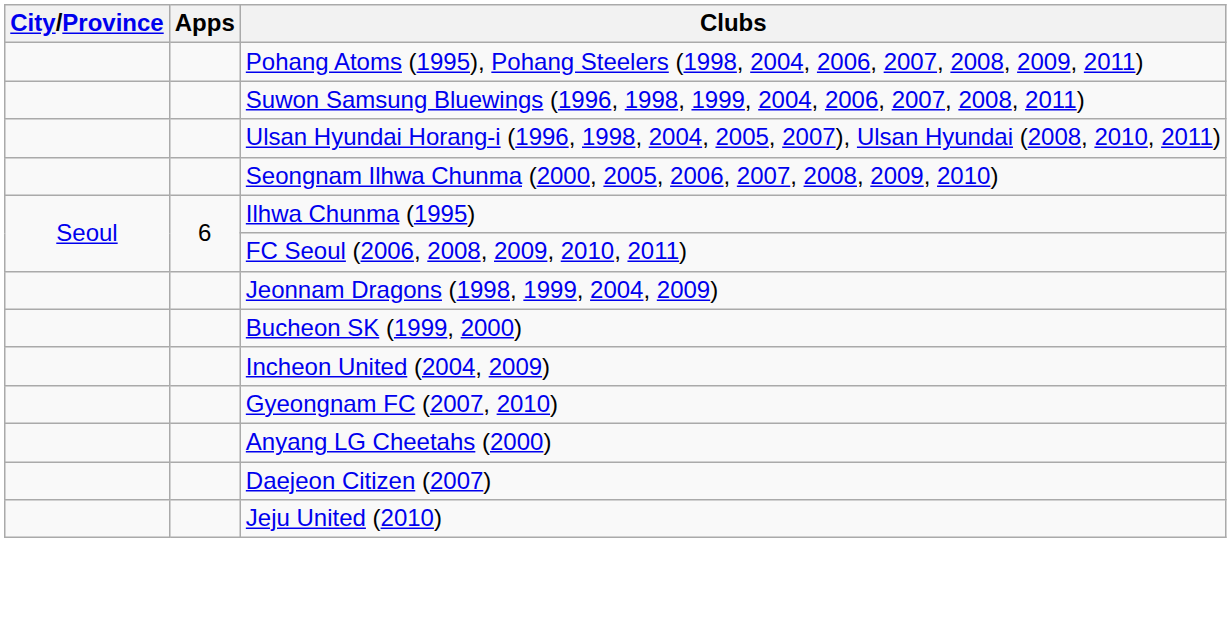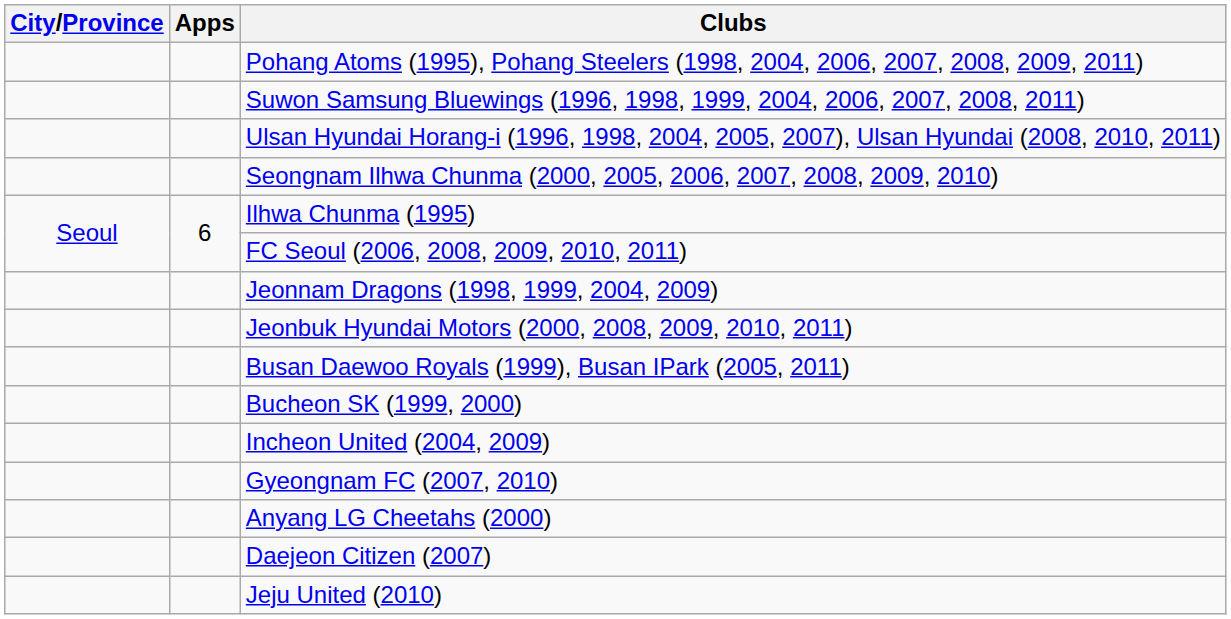+ row: (549, 328)
+ row: (548, 366)
